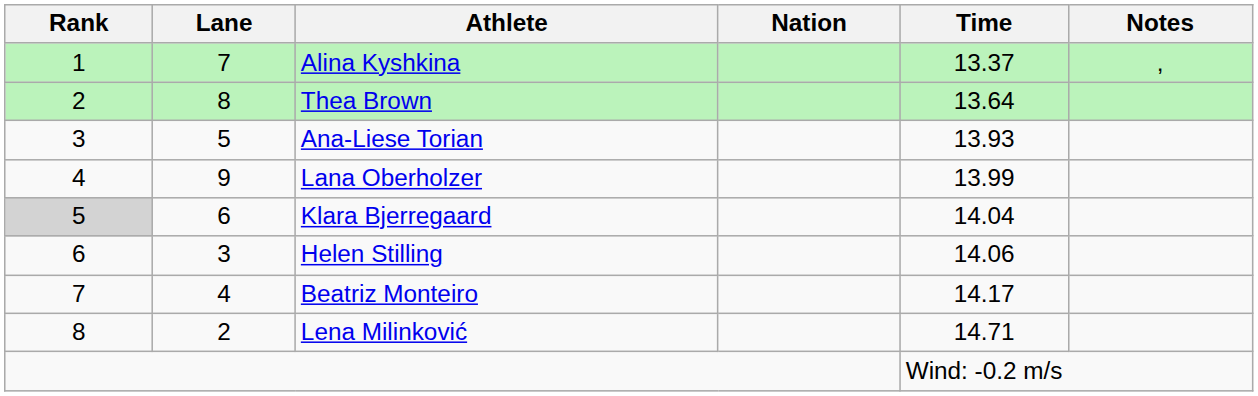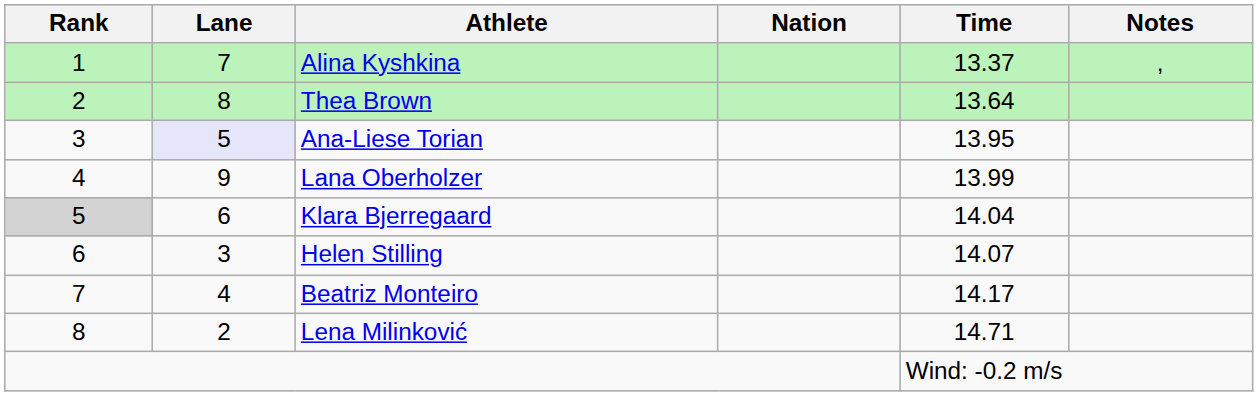(224, 139) no background -> (224, 139) lavender background
(984, 139) 13.93 -> (984, 139) 13.95
(984, 255) 14.06 -> (984, 255) 14.07
